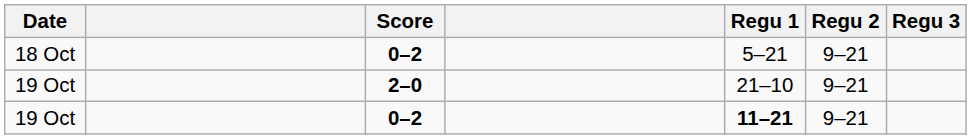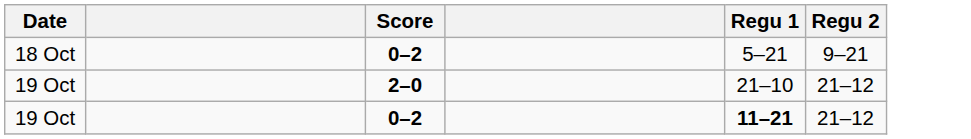- column: (926, 21)
(846, 86) 9–21 -> (846, 86) 21–12
(846, 118) 9–21 -> (846, 118) 21–12
